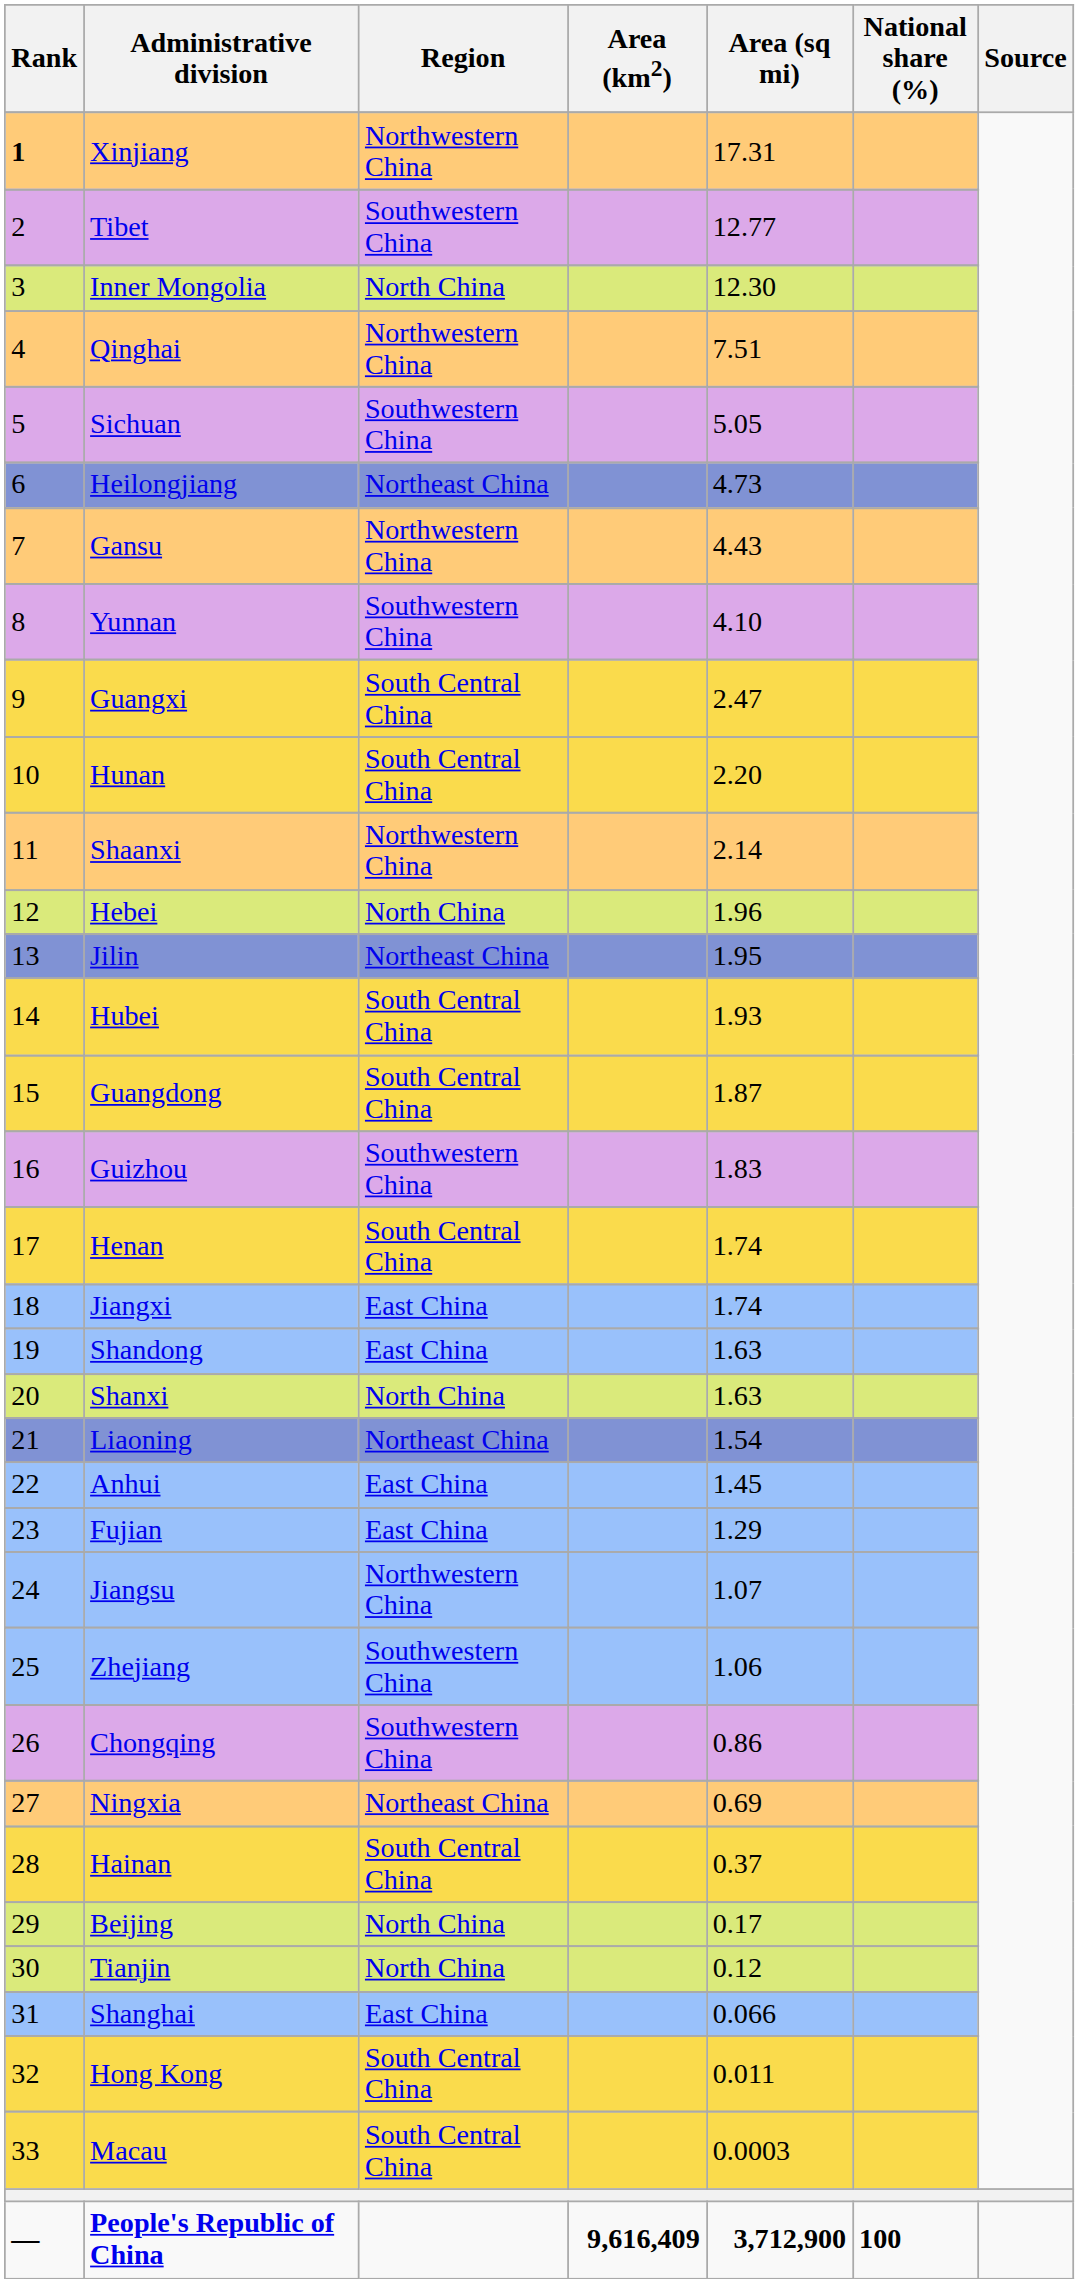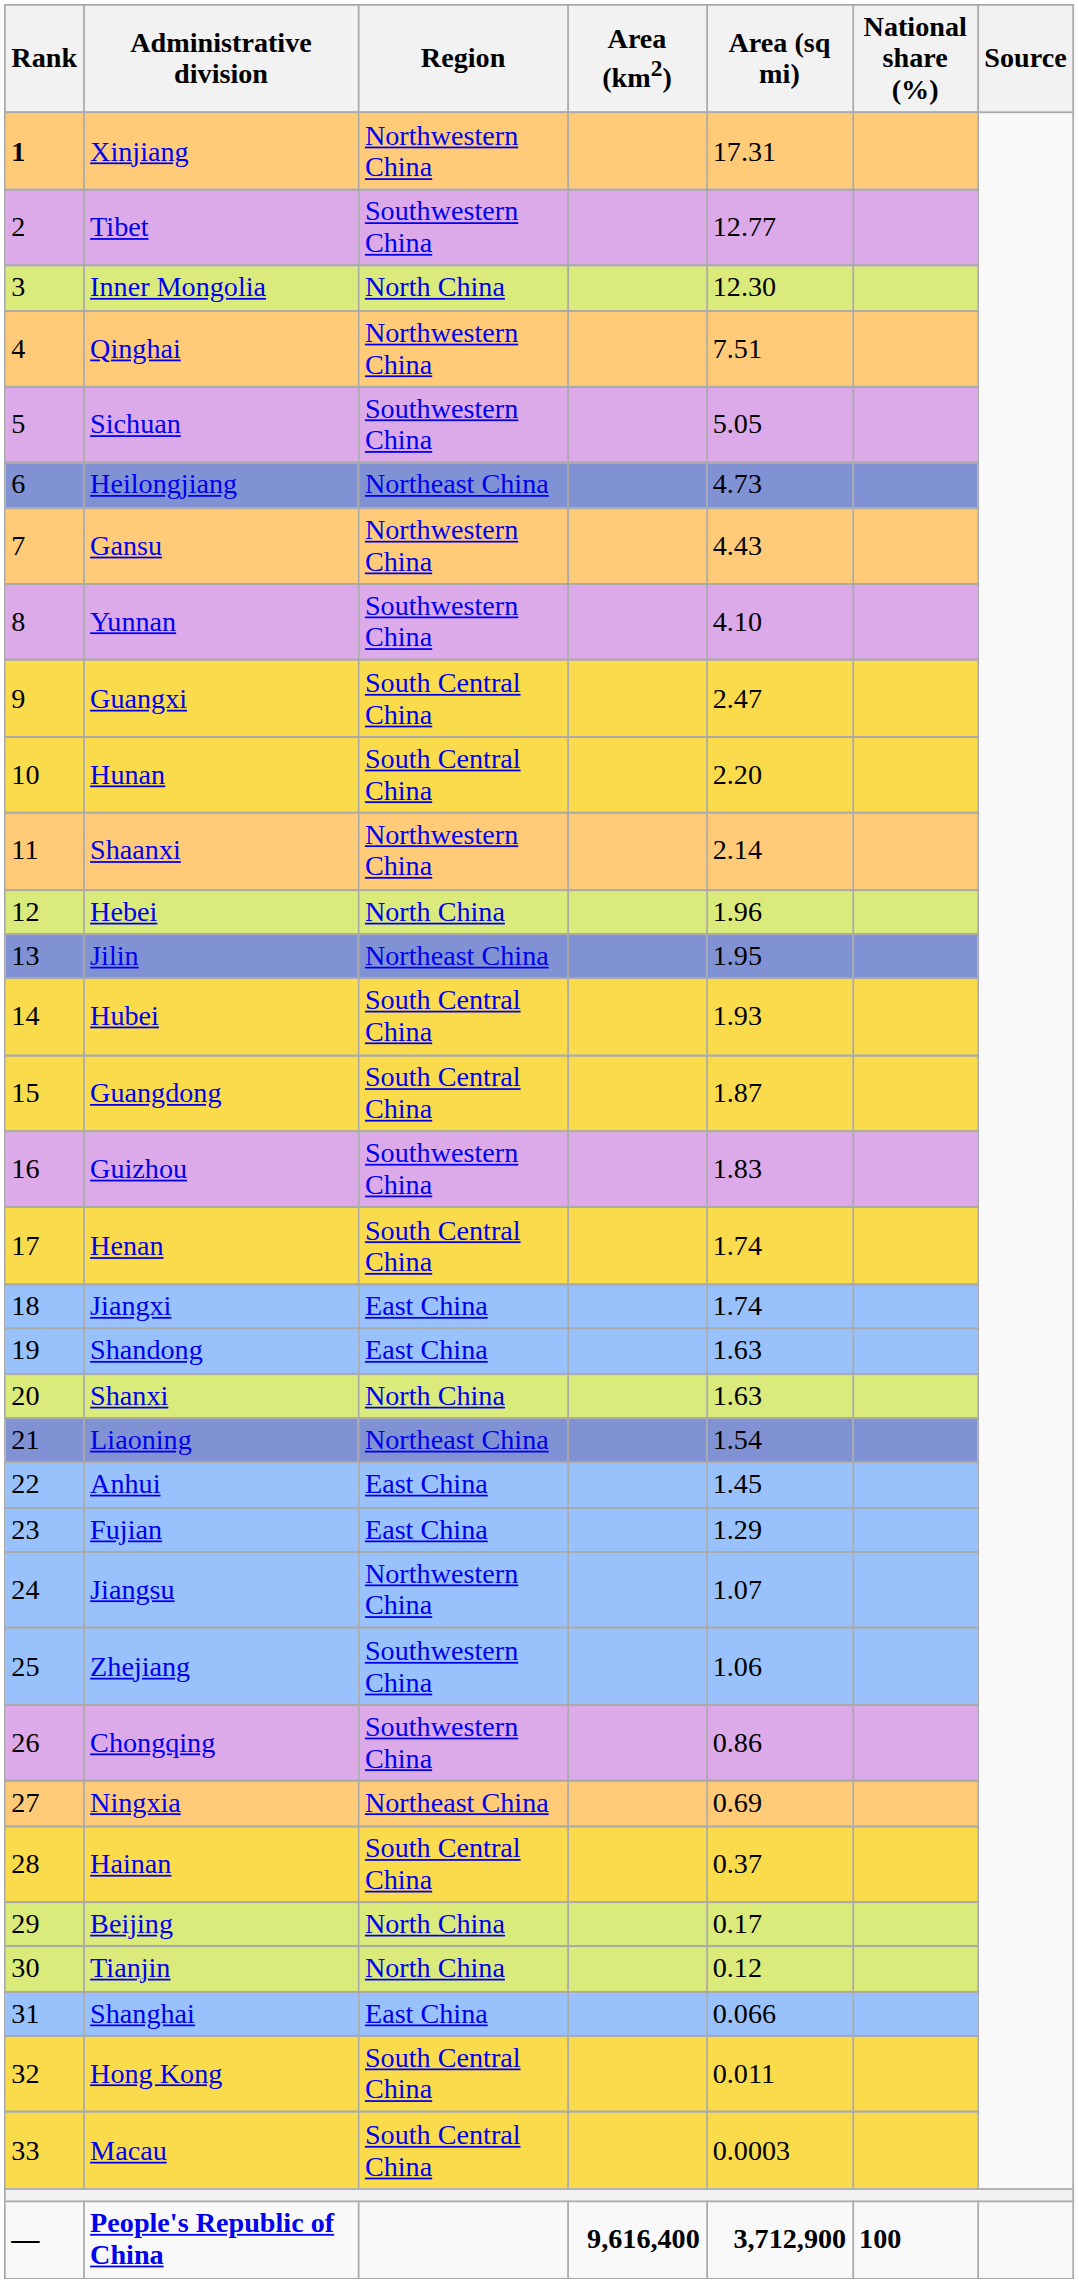(643, 2239) 9,616,409 -> (643, 2239) 9,616,400
